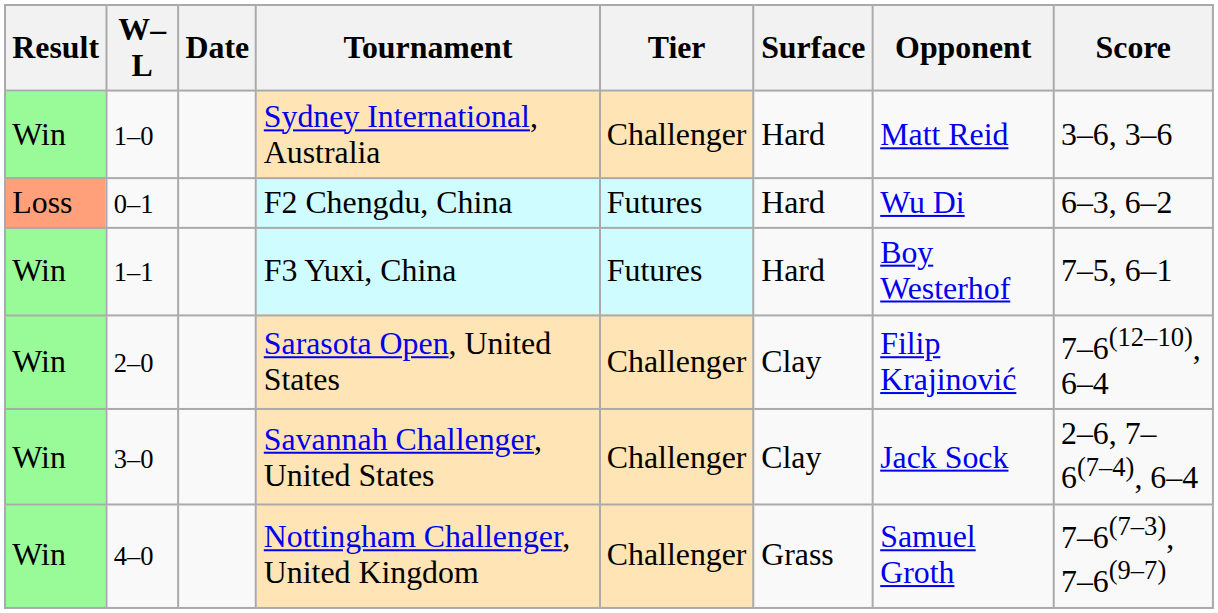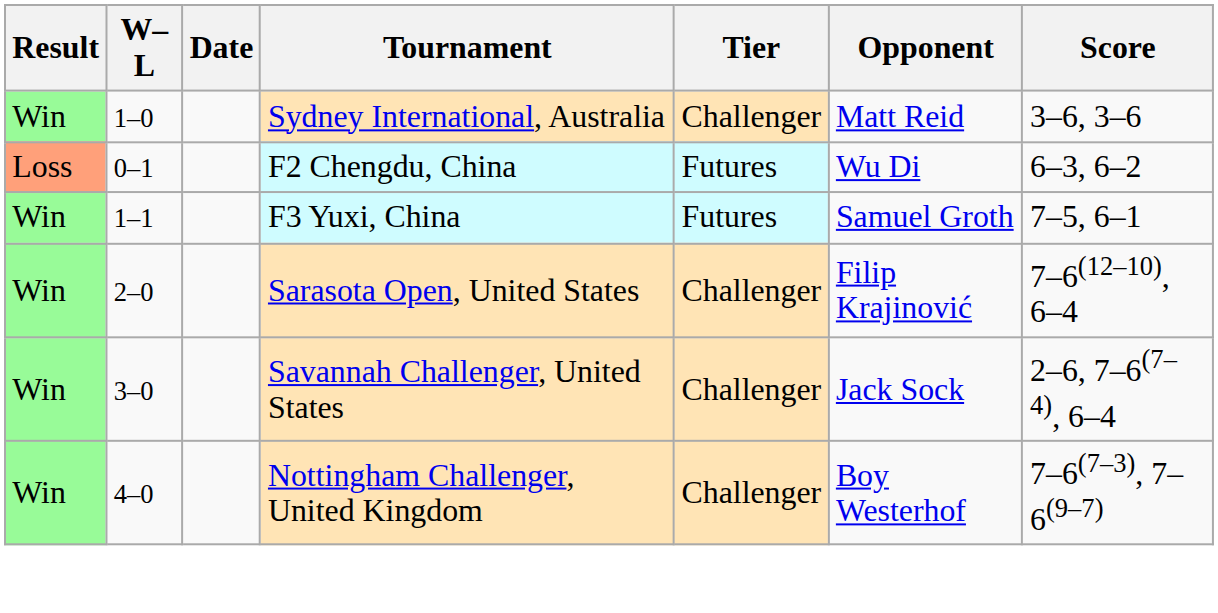- column: (813, 47)
(945, 270) Boy Westerhof -> (925, 217) Samuel Groth
(928, 555) Samuel Groth -> (901, 492) Boy Westerhof
